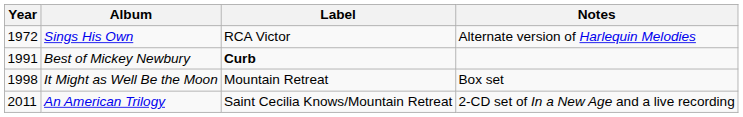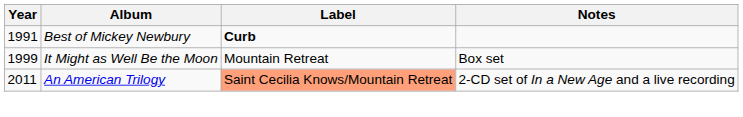- row: (89, 36)
(23, 79) 1998 -> (23, 58) 1999
(338, 101) no background -> (338, 79) lightsalmon background
